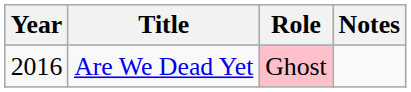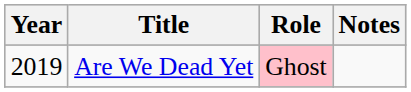(37, 65) 2016 -> (37, 65) 2019
